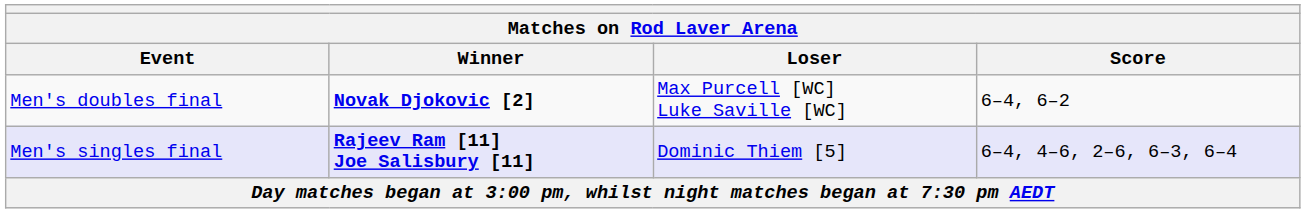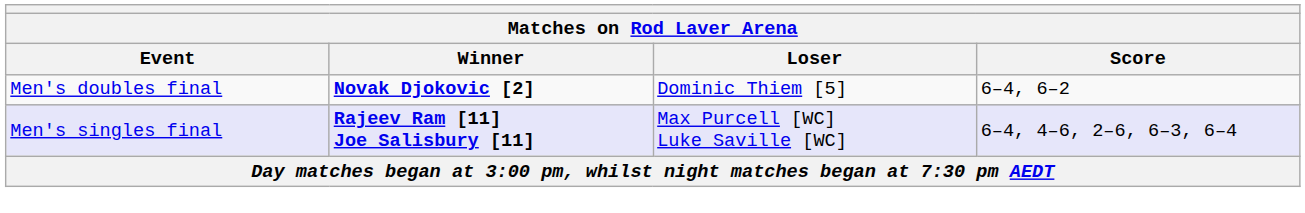(752, 100) Max Purcell [WC] Luke Saville [WC] -> (752, 89) Dominic Thiem [5]
(752, 152) Dominic Thiem [5] -> (752, 130) Max Purcell [WC] Luke Saville [WC]
